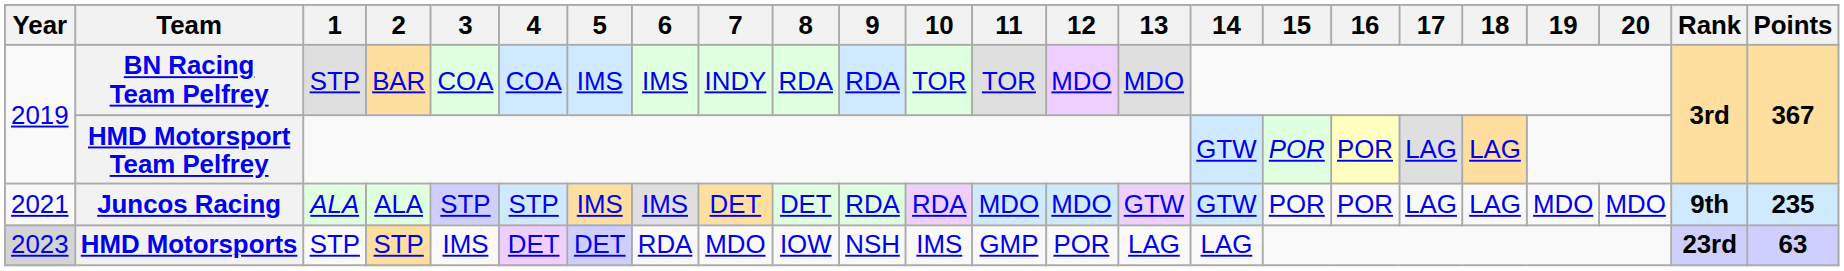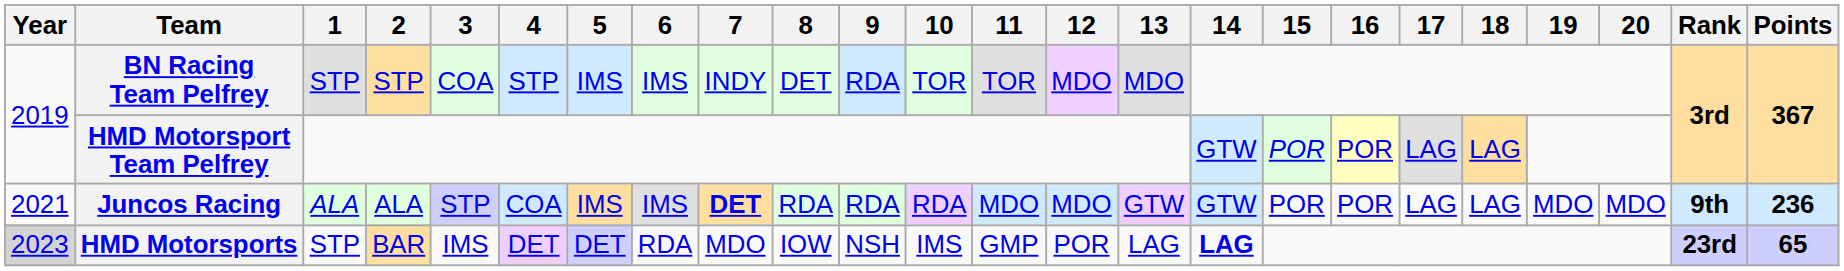(399, 80) BAR -> (399, 80) STP
(534, 80) COA -> (534, 80) STP
(806, 80) RDA -> (806, 80) DET
(534, 204) STP -> (534, 204) COA
(735, 204) normal -> (735, 204) bold
(806, 204) DET -> (806, 204) RDA
(1793, 204) 235 -> (1793, 204) 236
(399, 245) STP -> (399, 245) BAR
(1226, 245) normal -> (1226, 245) bold
(1793, 245) 63 -> (1793, 245) 65
